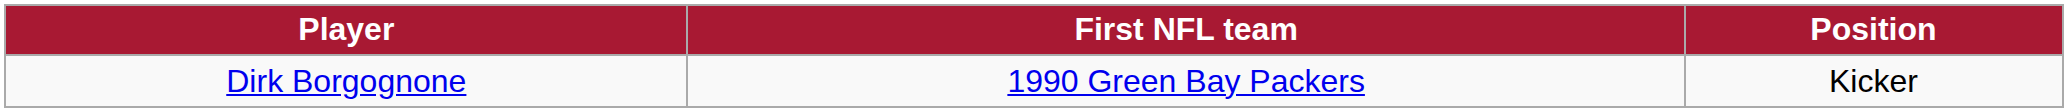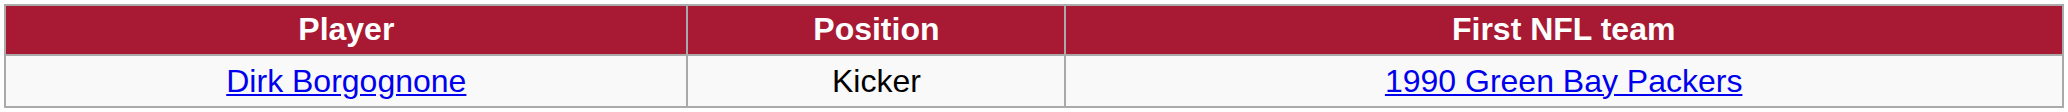columns swapped: (1873, 29) <-> (1186, 29)
